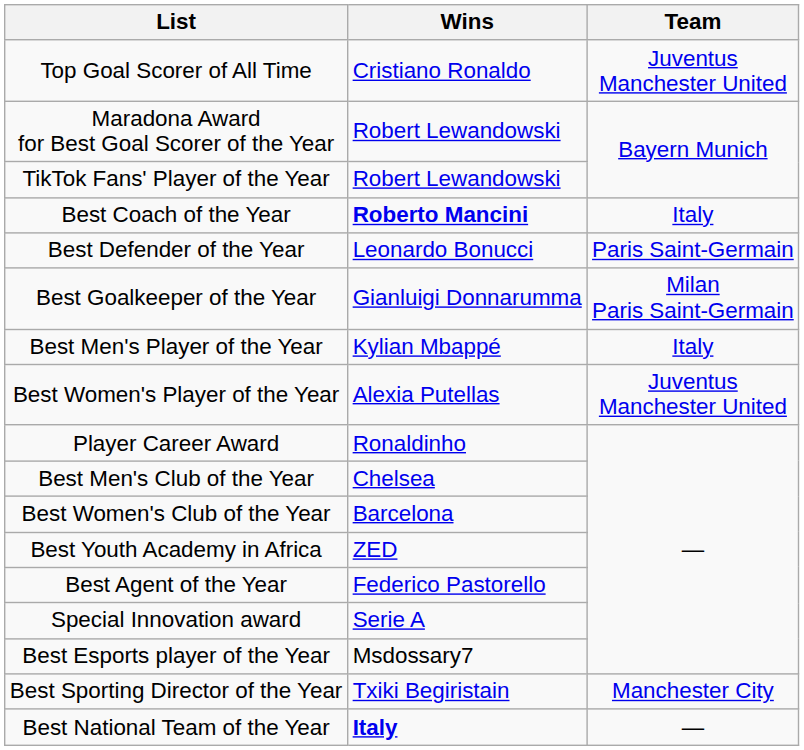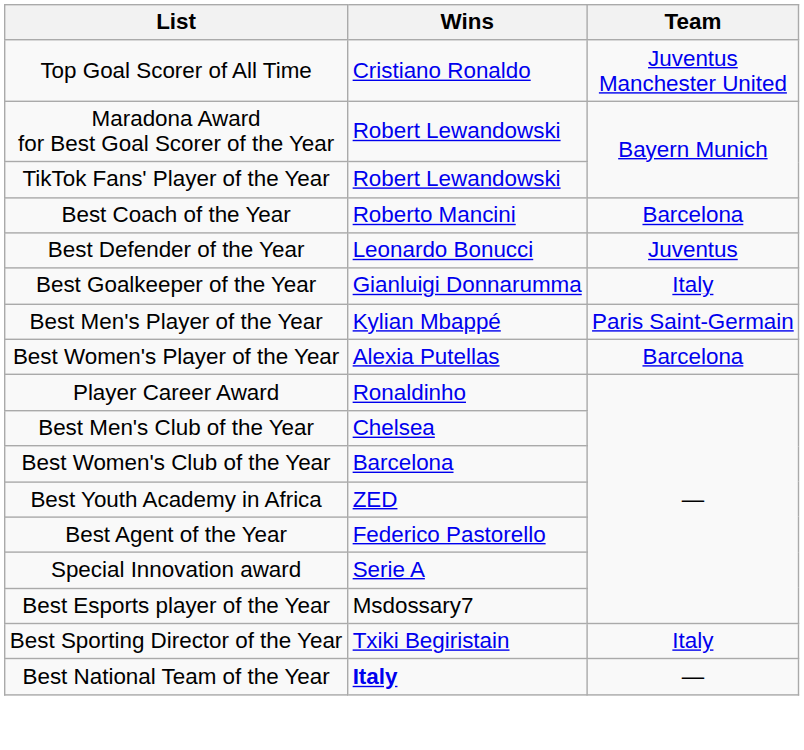(440, 214) bold -> (434, 214) normal
(693, 214) Italy -> (693, 214) Barcelona
(693, 250) Paris Saint-Germain -> (693, 250) Juventus
(693, 298) Milan Paris Saint-Germain -> (693, 285) Italy
(693, 346) Italy -> (693, 321) Paris Saint-Germain
(693, 394) Juventus Manchester United -> (693, 356) Barcelona
(693, 691) Manchester City -> (693, 641) Italy
